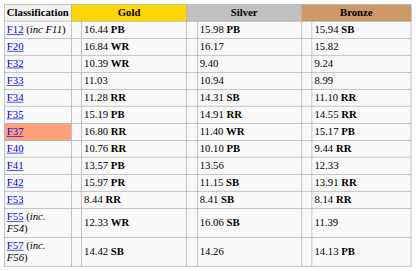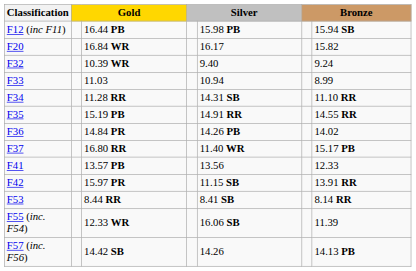+ row: (105, 132)
(15, 132) lightsalmon background -> (15, 149) no background
- row: (105, 149)
